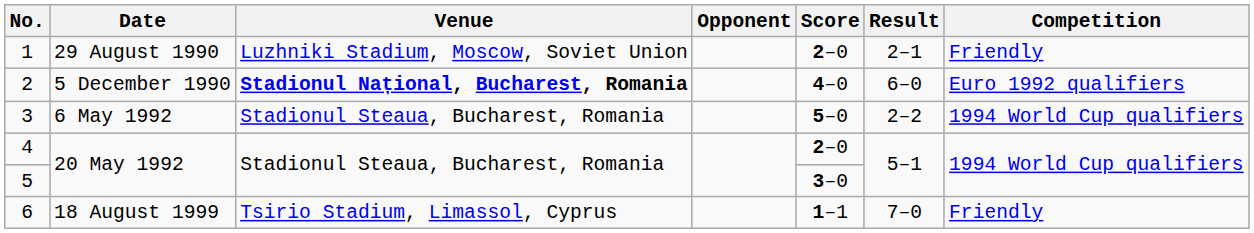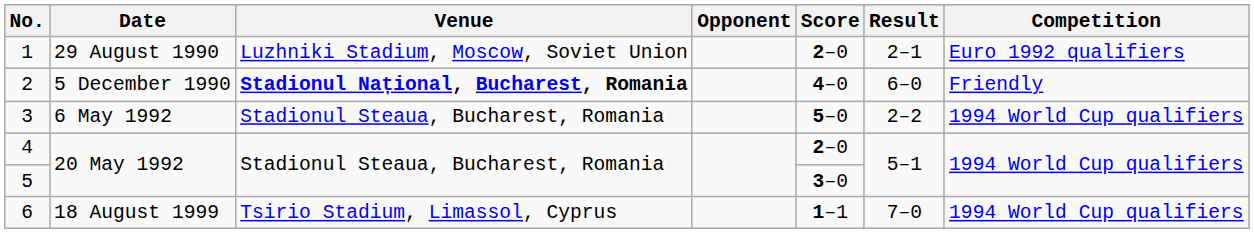(996, 53) Friendly -> (1067, 53) Euro 1992 qualifiers
(1067, 85) Euro 1992 qualifiers -> (996, 85) Friendly
(996, 213) Friendly -> (1096, 213) 1994 World Cup qualifiers
